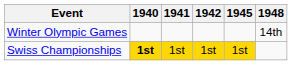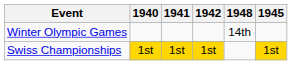columns swapped: (240, 13) <-> (271, 13)
(145, 50) bold -> (145, 50) normal
